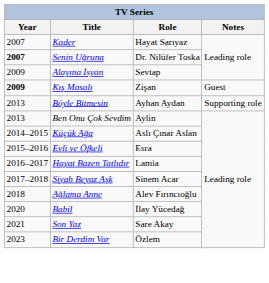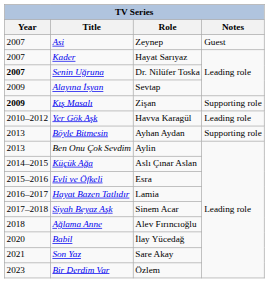+ row: (58, 42)
(215, 87) Guest -> (233, 103) Supporting role
+ row: (75, 118)
